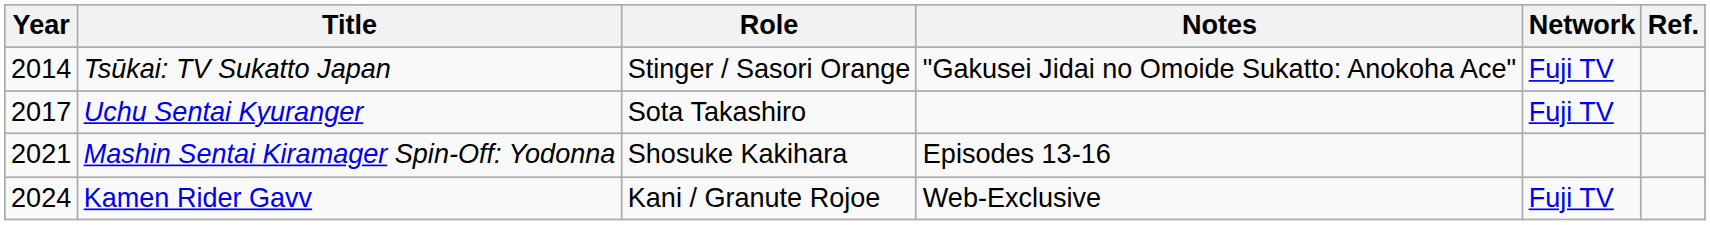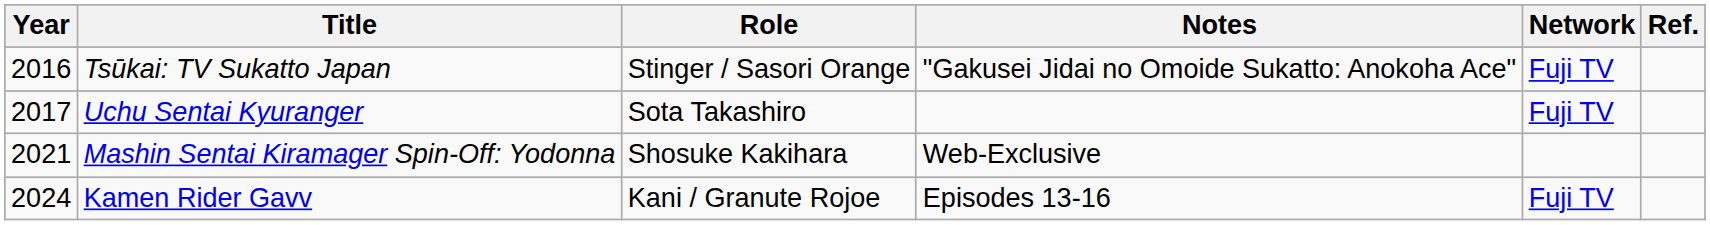(41, 68) 2014 -> (41, 68) 2016
(1017, 154) Episodes 13-16 -> (1012, 154) Web-Exclusive
(1012, 197) Web-Exclusive -> (1017, 197) Episodes 13-16
